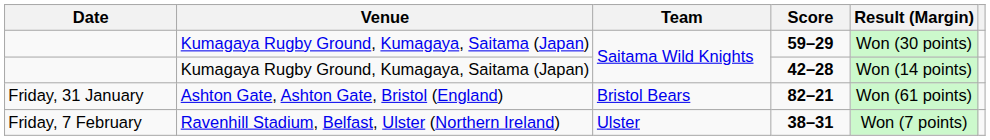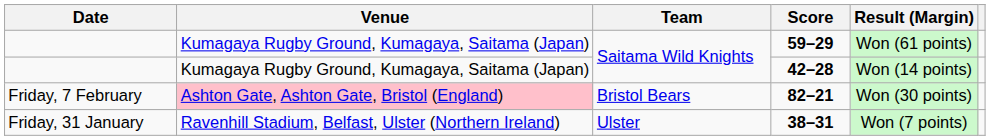(914, 43) Won (30 points) -> (914, 43) Won (61 points)
(76, 95) Friday, 31 January -> (75, 95) Friday, 7 February
(342, 95) no background -> (342, 95) pink background
(914, 95) Won (61 points) -> (914, 95) Won (30 points)
(75, 122) Friday, 7 February -> (76, 122) Friday, 31 January
